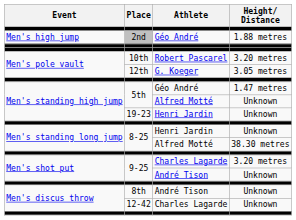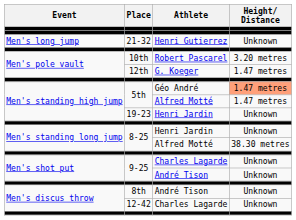- row: (139, 37)
+ row: (139, 41)
(260, 71) 3.05 metres -> (260, 71) 1.47 metres
(260, 88) no background -> (260, 88) lightsalmon background
(260, 101) Unknown -> (260, 101) 1.47 metres
(260, 161) 3.20 metres -> (260, 161) Unknown
